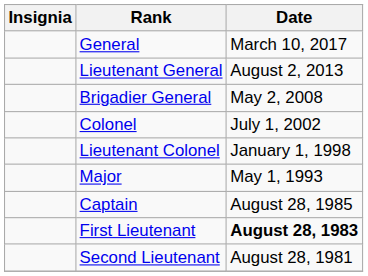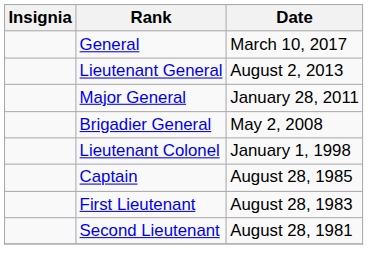+ row: (133, 97)
- row: (108, 124)
- row: (101, 177)
(294, 230) bold -> (291, 204) normal
